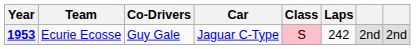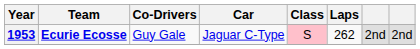(81, 35) normal -> (84, 35) bold
(339, 35) 242 -> (344, 35) 262
